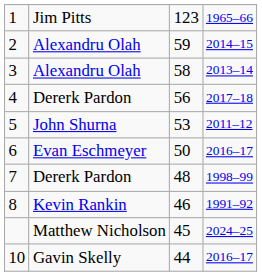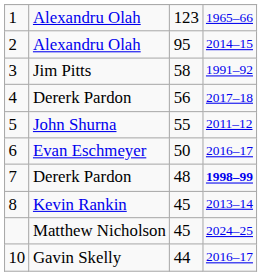(62, 17) Jim Pitts -> (87, 17) Alexandru Olah
(182, 44) 59 -> (182, 44) 95
(87, 71) Alexandru Olah -> (62, 71) Jim Pitts
(229, 71) 2013–14 -> (229, 71) 1991–92
(182, 124) 53 -> (182, 124) 55
(229, 177) normal -> (229, 177) bold
(182, 204) 46 -> (182, 204) 45
(229, 204) 1991–92 -> (229, 204) 2013–14
